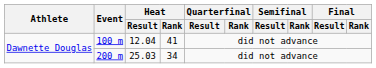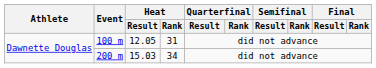(143, 40) 12.04 -> (143, 40) 12.05
(172, 40) 41 -> (172, 40) 31
(143, 55) 25.03 -> (143, 55) 15.03
